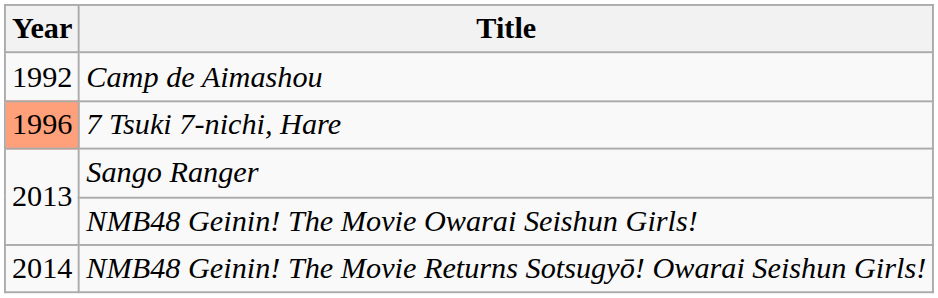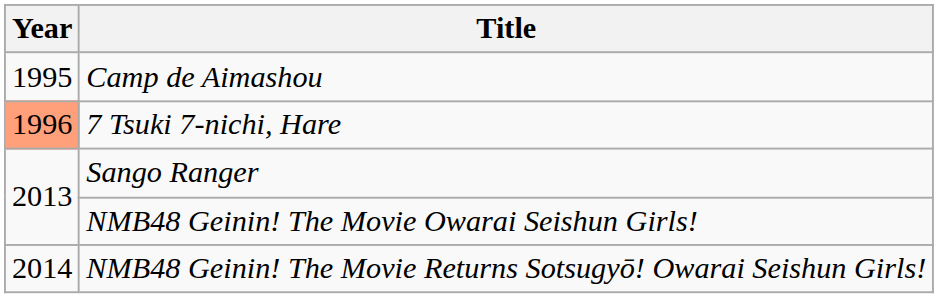(42, 76) 1992 -> (42, 76) 1995
